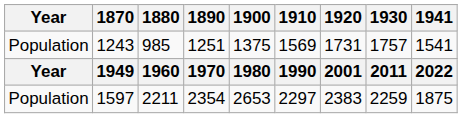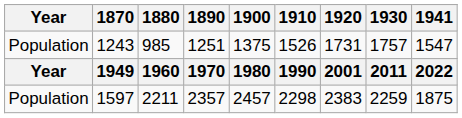(297, 44) 1569 -> (297, 44) 1526
(434, 44) 1541 -> (434, 44) 1547
(206, 98) 2354 -> (206, 98) 2357
(252, 98) 2653 -> (252, 98) 2457
(297, 98) 2297 -> (297, 98) 2298
